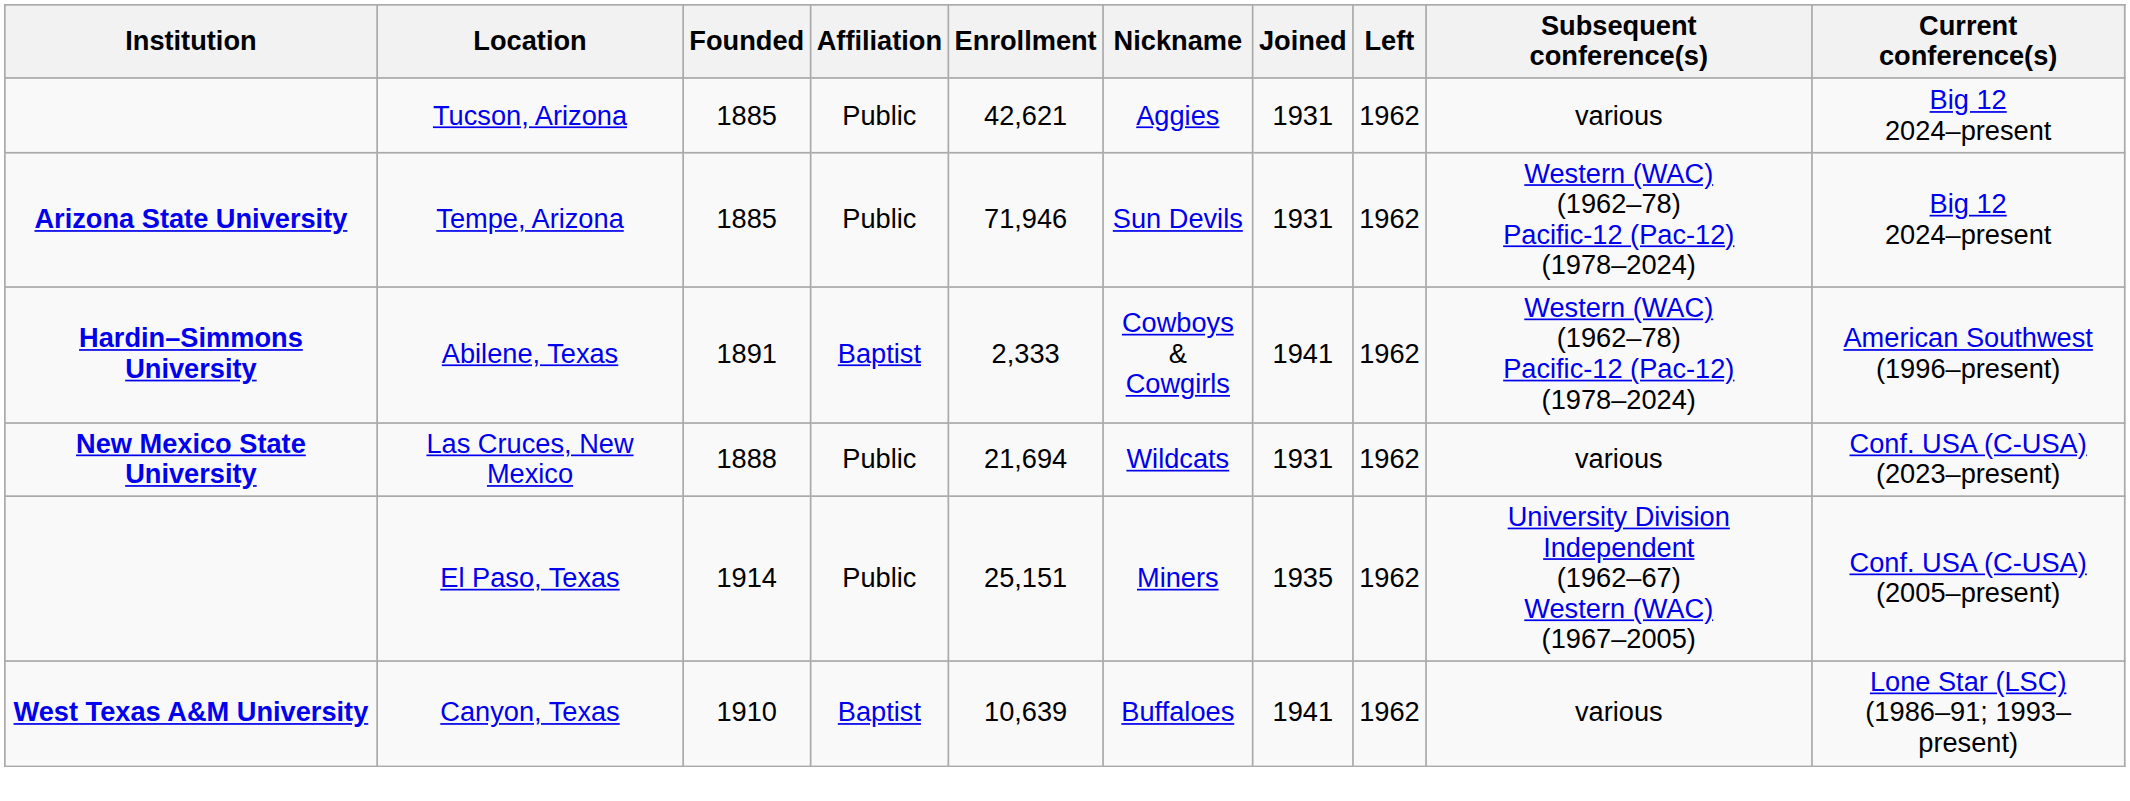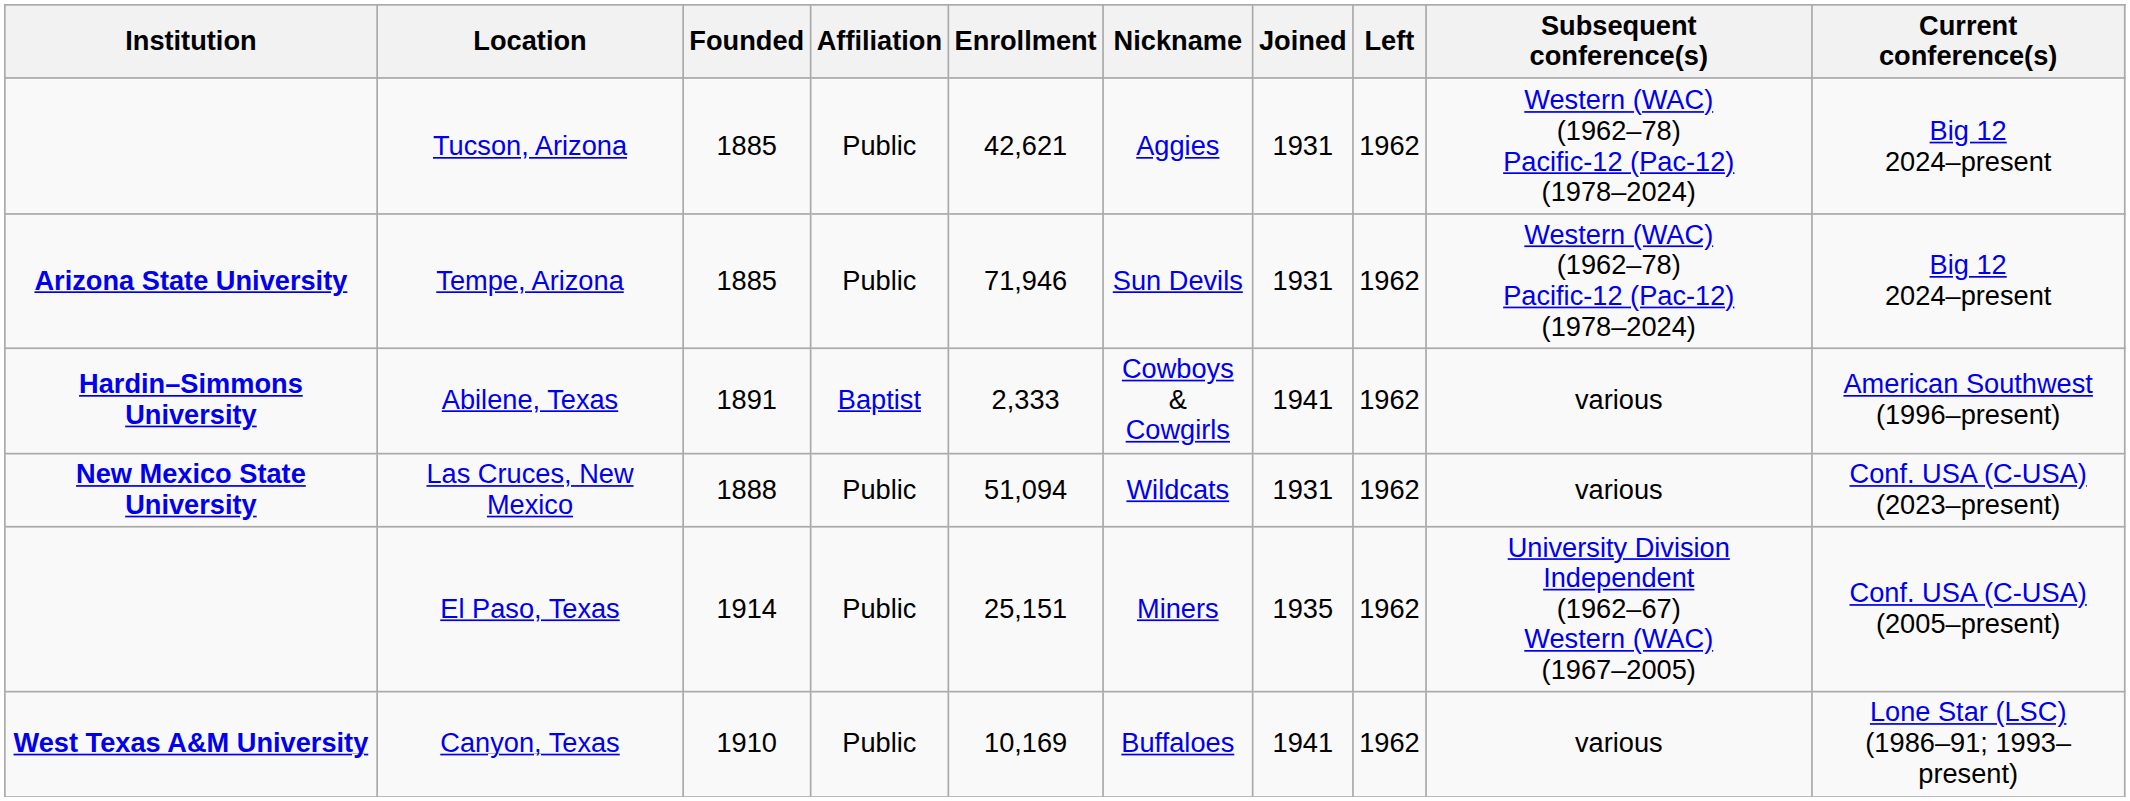(1619, 115) various -> (1619, 145) Western (WAC) (1962–78) Pacific-12 (Pac-12) (1978–2024)
(1619, 354) Western (WAC) (1962–78) Pacific-12 (Pac-12) (1978–2024) -> (1619, 400) various
(1026, 458) 21,694 -> (1026, 489) 51,094
(879, 713) Baptist -> (879, 743) Public
(1026, 713) 10,639 -> (1026, 743) 10,169
